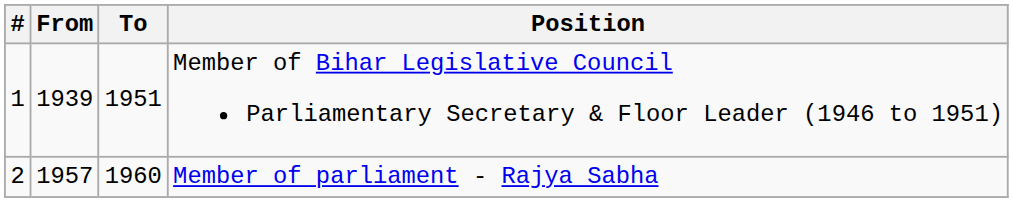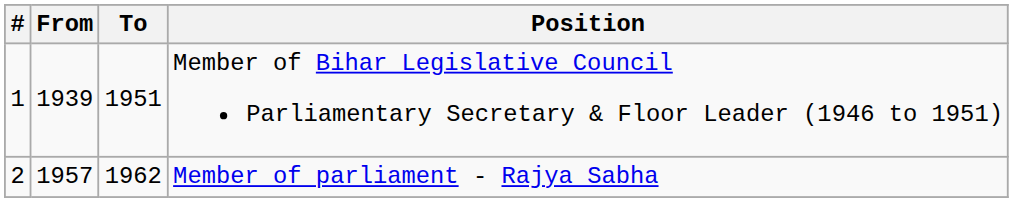(133, 177) 1960 -> (133, 177) 1962
